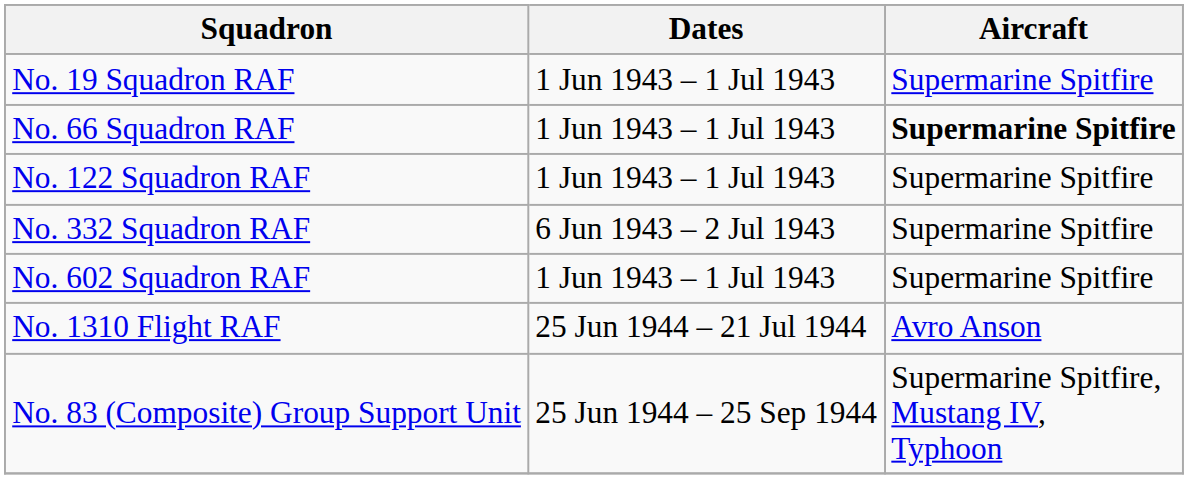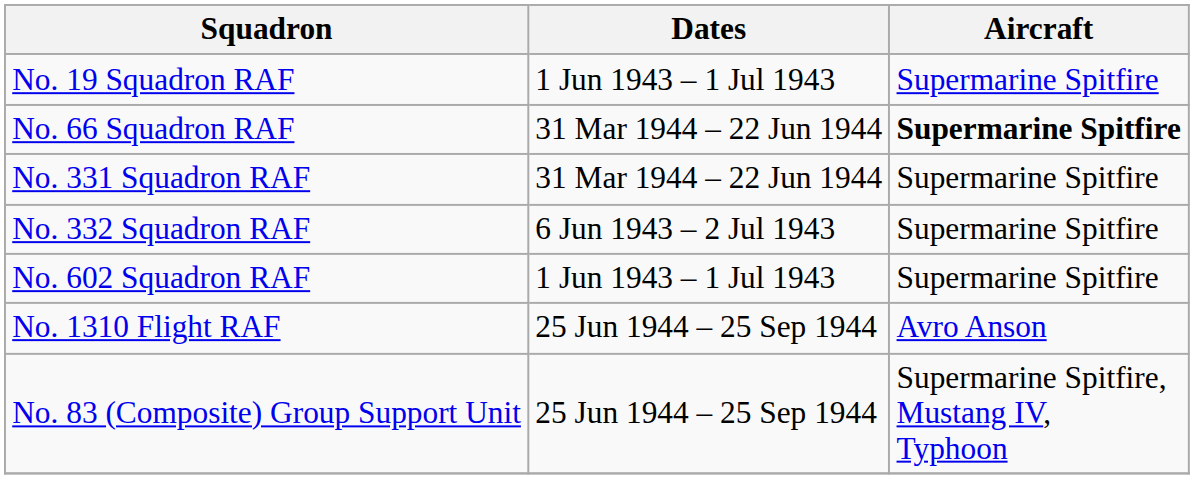(685, 128) 1 Jun 1943 – 1 Jul 1943 -> (709, 128) 31 Mar 1944 – 22 Jun 1944
- row: (161, 178)
+ row: (161, 178)
(701, 327) 25 Jun 1944 – 21 Jul 1944 -> (706, 327) 25 Jun 1944 – 25 Sep 1944
